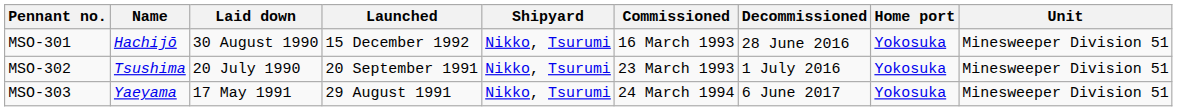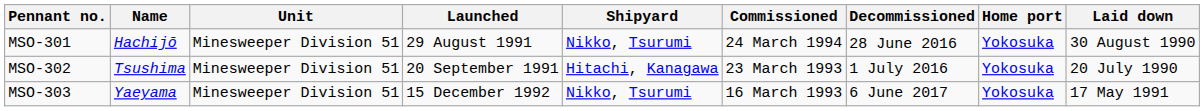columns swapped: (256, 17) <-> (1065, 17)
(397, 43) 15 December 1992 -> (469, 43) 29 August 1991
(676, 43) 16 March 1993 -> (784, 43) 24 March 1994
(548, 69) Nikko, Tsurumi -> (642, 69) Hitachi, Kanagawa
(388, 93) 29 August 1991 -> (478, 93) 15 December 1992
(676, 93) 24 March 1994 -> (784, 93) 16 March 1993
